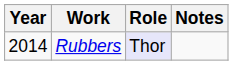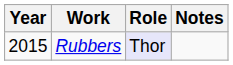(28, 45) 2014 -> (28, 45) 2015
